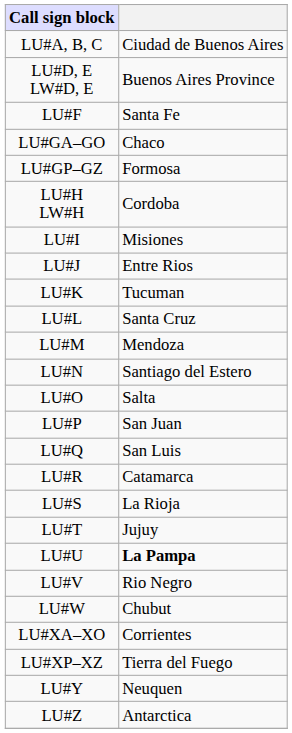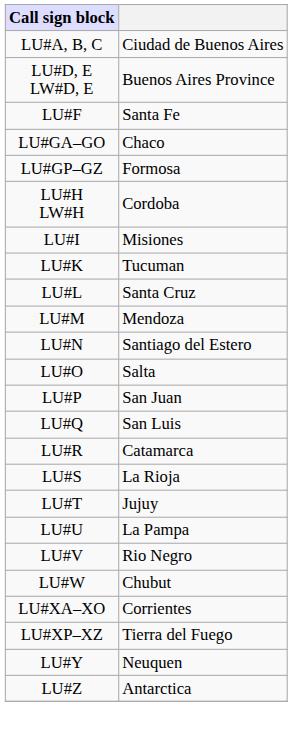- row: (62, 266)
(159, 556) bold -> (156, 530) normal
